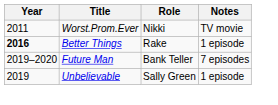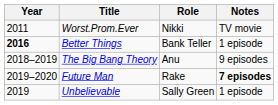(155, 44) Rake -> (186, 44) Bank Teller
+ row: (109, 60)
(168, 60) Bank Teller -> (173, 76) Rake
(225, 60) normal -> (245, 76) bold
